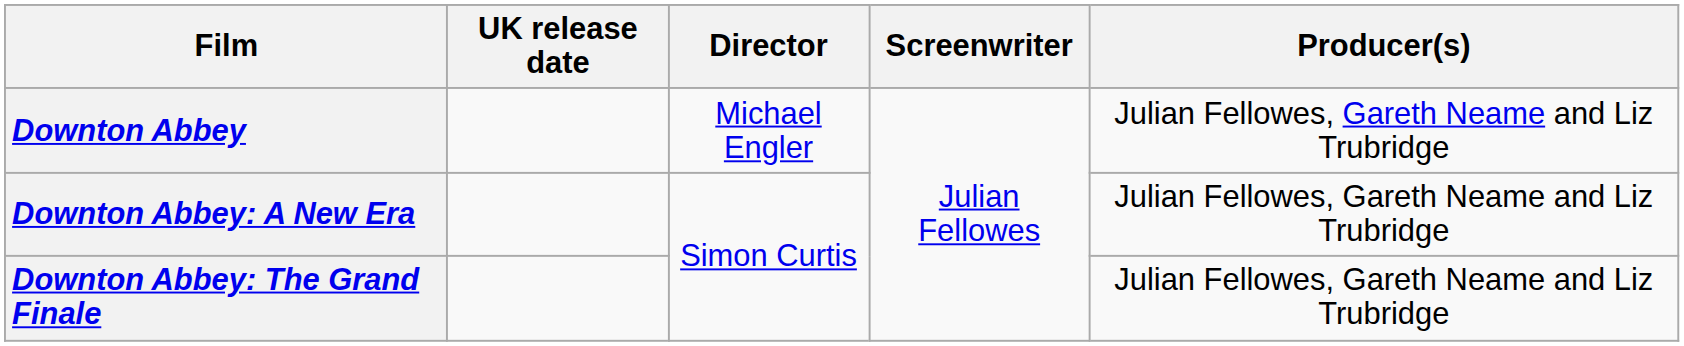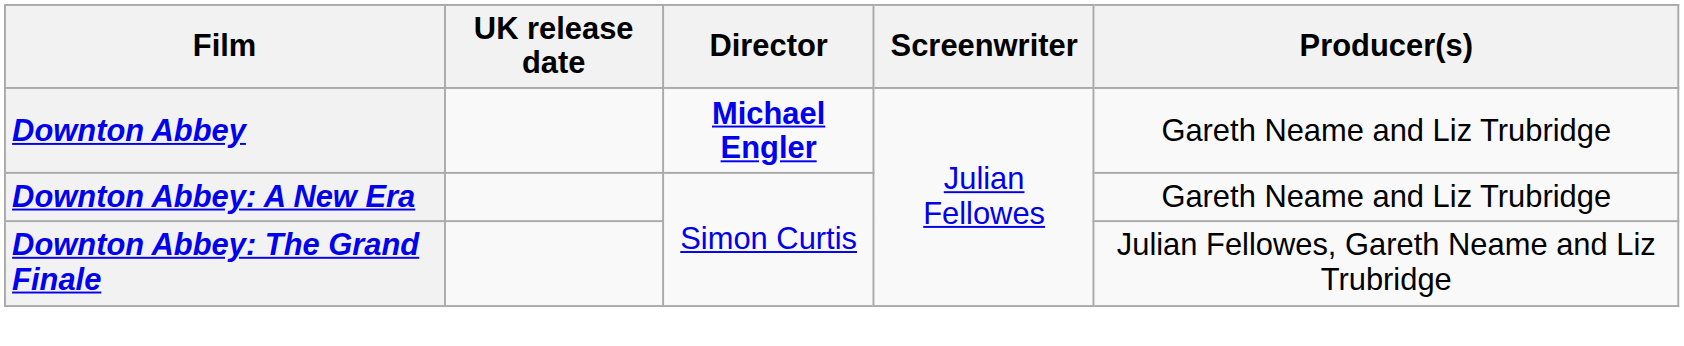(769, 130) normal -> (769, 130) bold
(1384, 130) Julian Fellowes, Gareth Neame and Liz Trubridge -> (1386, 130) Gareth Neame and Liz Trubridge
(1384, 213) Julian Fellowes, Gareth Neame and Liz Trubridge -> (1386, 196) Gareth Neame and Liz Trubridge
